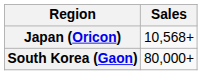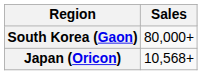rows swapped: (73, 59) <-> (73, 37)
